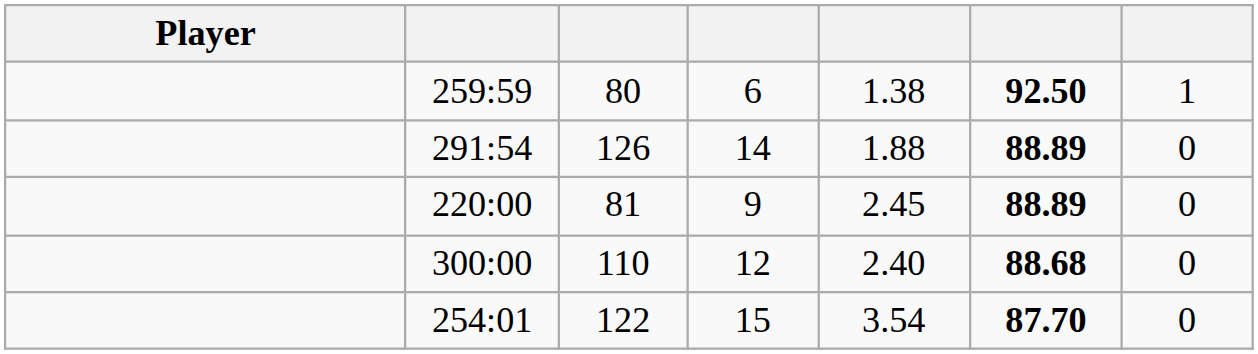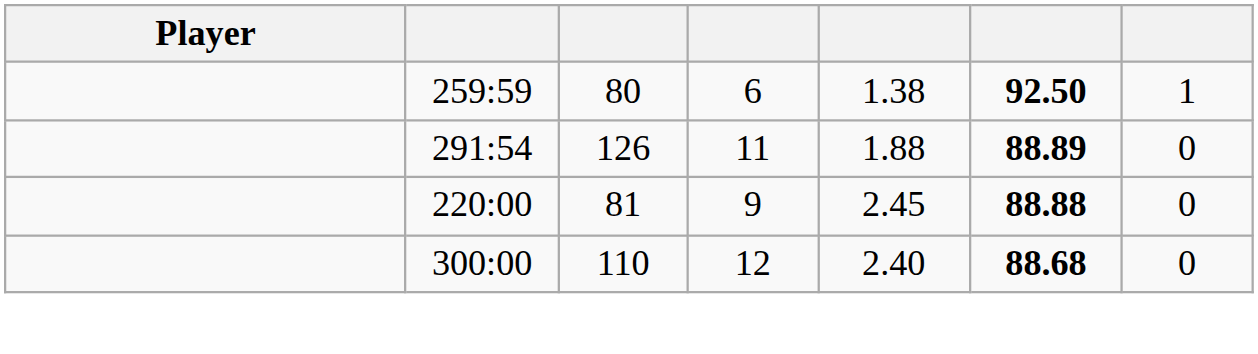(753, 147) 14 -> (753, 147) 11
(1046, 205) 88.89 -> (1046, 205) 88.88
- row: (482, 319)
